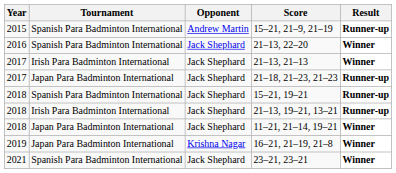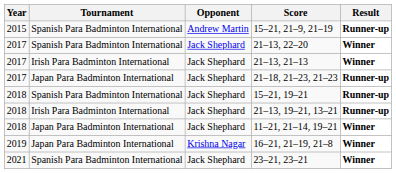(17, 45) 2016 -> (17, 45) 2017
